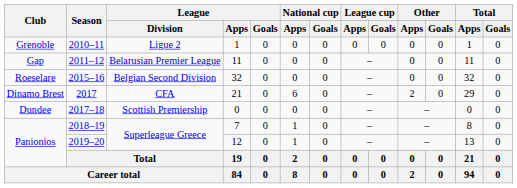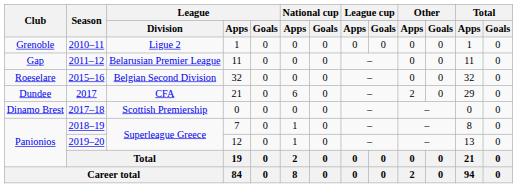(35, 93) Dinamo Brest -> (35, 93) Dundee
(35, 110) Dundee -> (35, 110) Dinamo Brest
